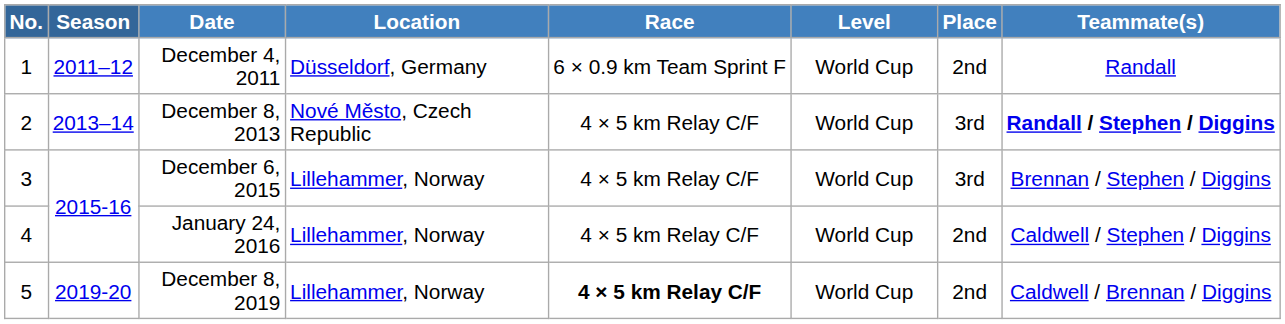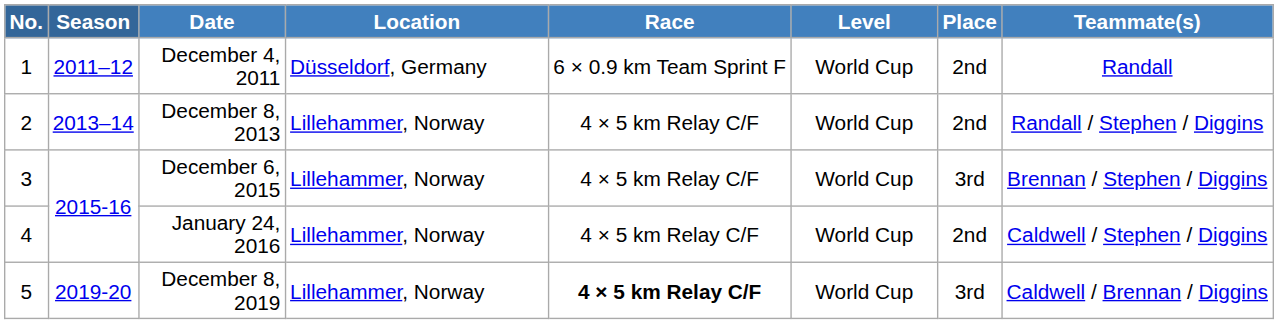(381, 122) Nové Město, Czech Republic -> (387, 122) Lillehammer, Norway
(970, 122) 3rd -> (970, 122) 2nd
(1141, 122) bold -> (1137, 122) normal
(970, 291) 2nd -> (970, 291) 3rd
